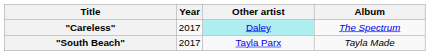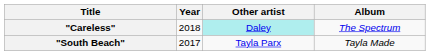(190, 27) 2017 -> (190, 27) 2018
